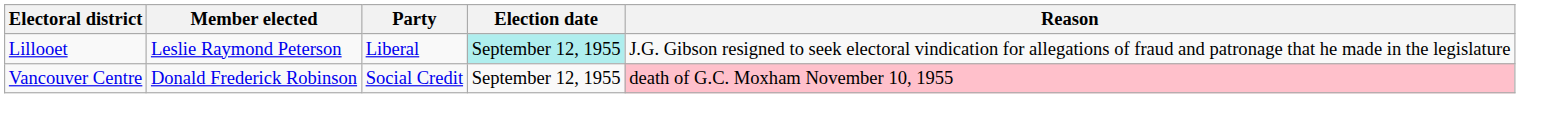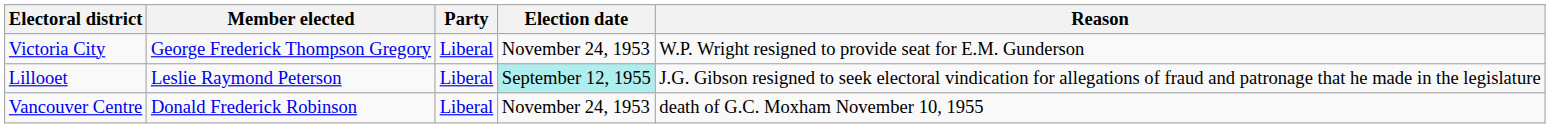+ row: (57, 48)
(414, 78) Social Credit -> (466, 107) Liberal
(546, 78) September 12, 1955 -> (576, 107) November 24, 1953
(791, 78) pink background -> (821, 107) no background
